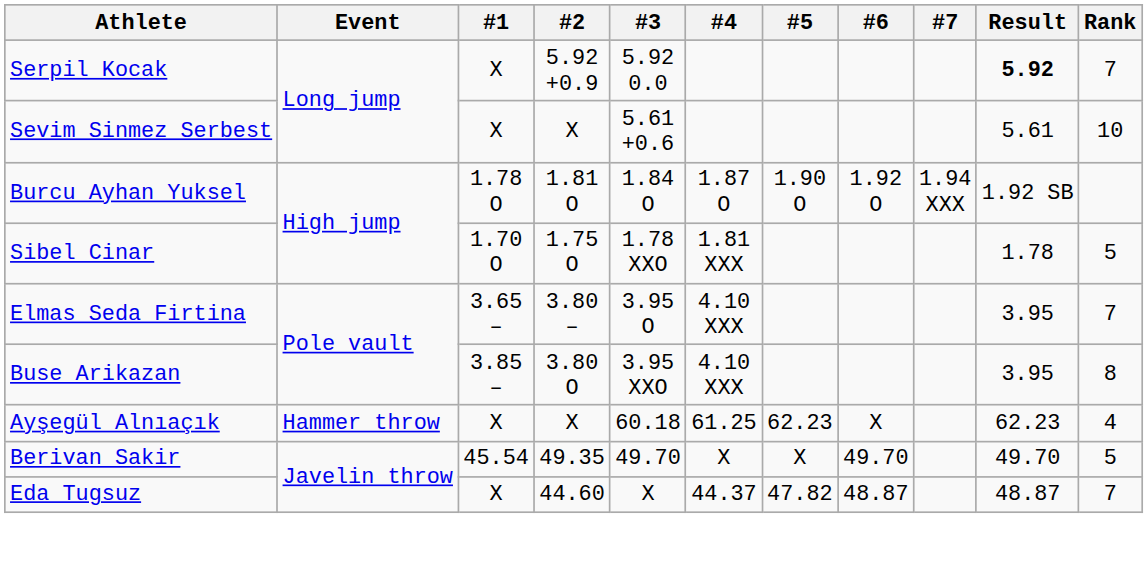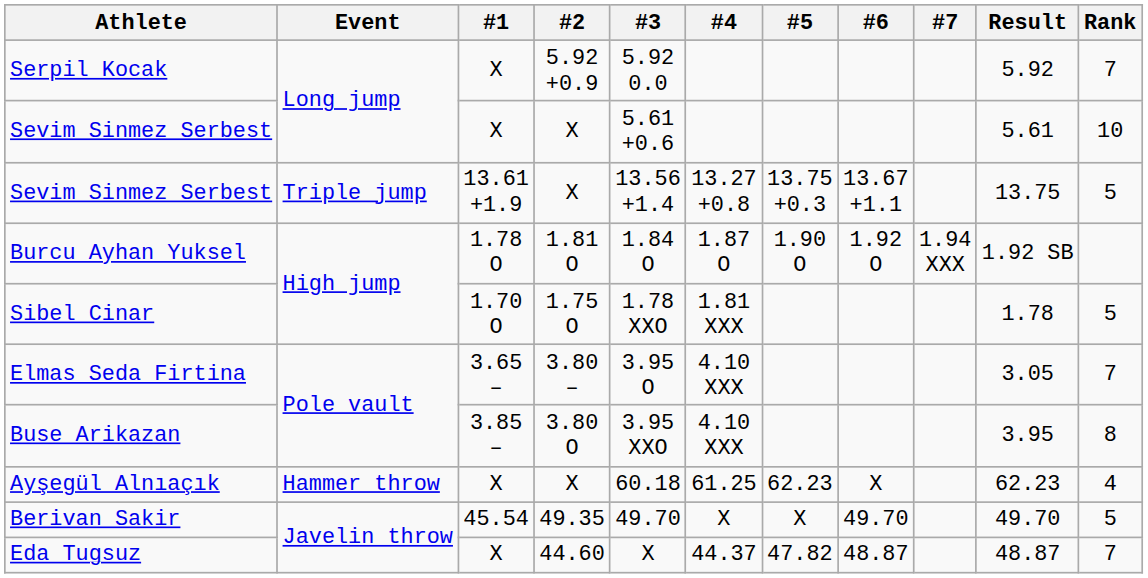(1028, 71) bold -> (1028, 71) normal
+ row: (141, 192)
(1028, 314) 3.95 -> (1028, 375) 3.05
